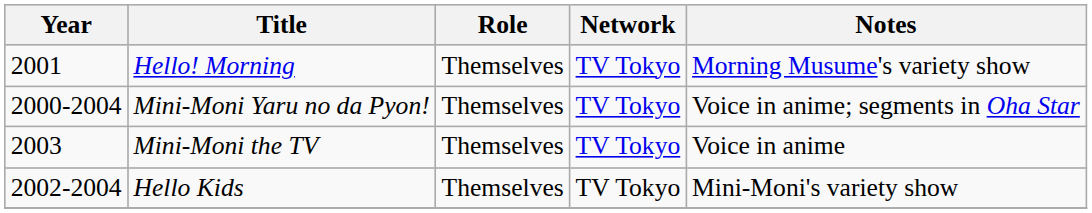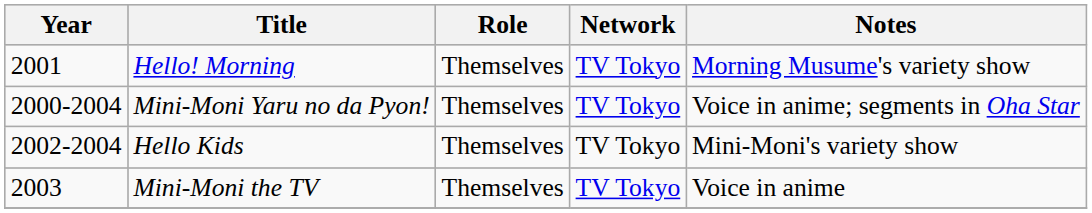rows swapped: (226, 146) <-> (189, 187)
